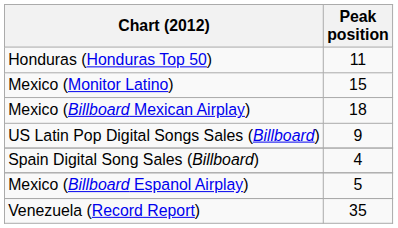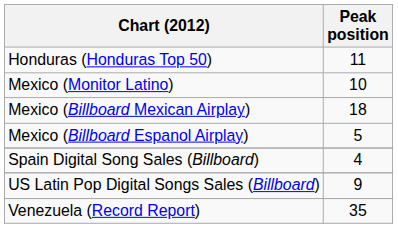(358, 85) 15 -> (358, 85) 10
rows swapped: (128, 185) <-> (164, 135)
